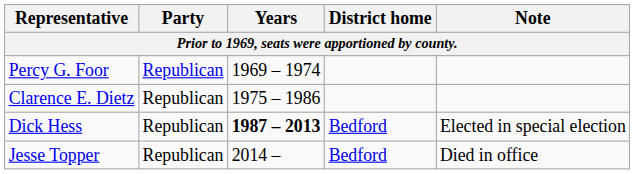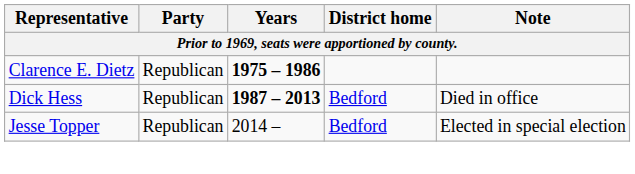- row: (59, 70)
(276, 98) normal -> (276, 70) bold
(533, 126) Elected in special election -> (489, 98) Died in office
(489, 154) Died in office -> (533, 126) Elected in special election
